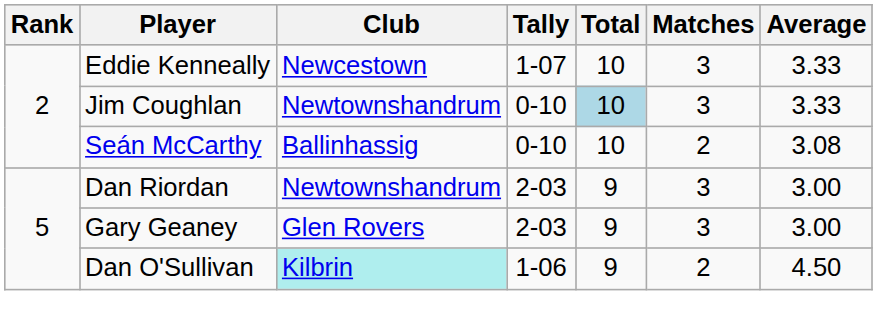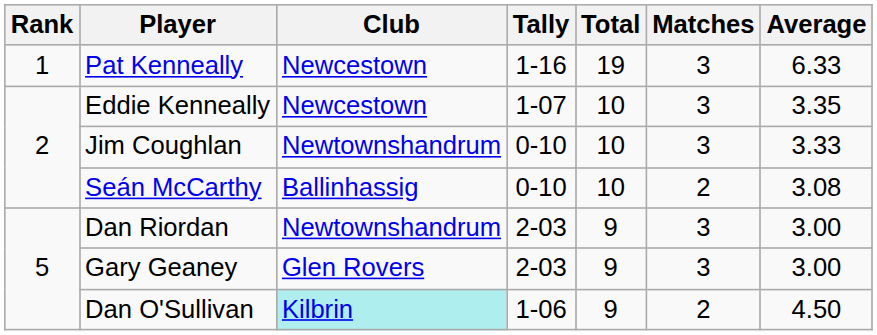+ row: (164, 65)
(816, 65) 3.33 -> (816, 106) 3.35
(611, 106) lightblue background -> (611, 146) no background
